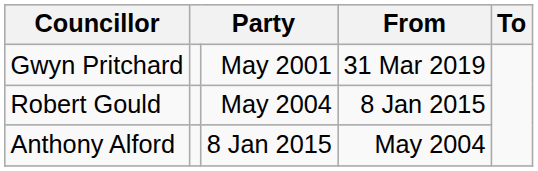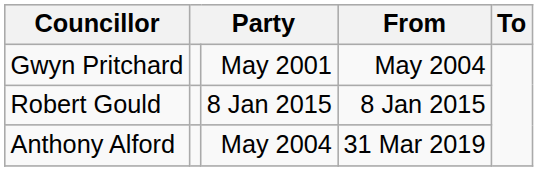(414, 64) 31 Mar 2019 -> (430, 64) May 2004
(276, 104) May 2004 -> (269, 104) 8 Jan 2015
(269, 144) 8 Jan 2015 -> (276, 144) May 2004
(430, 144) May 2004 -> (414, 144) 31 Mar 2019
